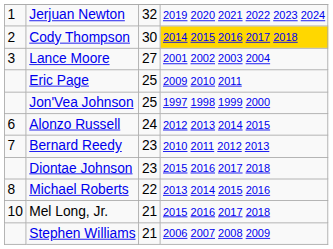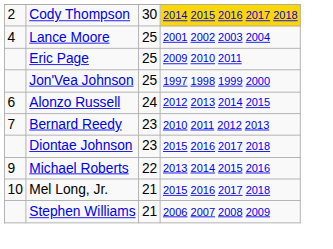- row: (77, 15)
(11, 59) 3 -> (11, 37) 4
(150, 59) 27 -> (150, 37) 25
(11, 189) 8 -> (11, 168) 9
